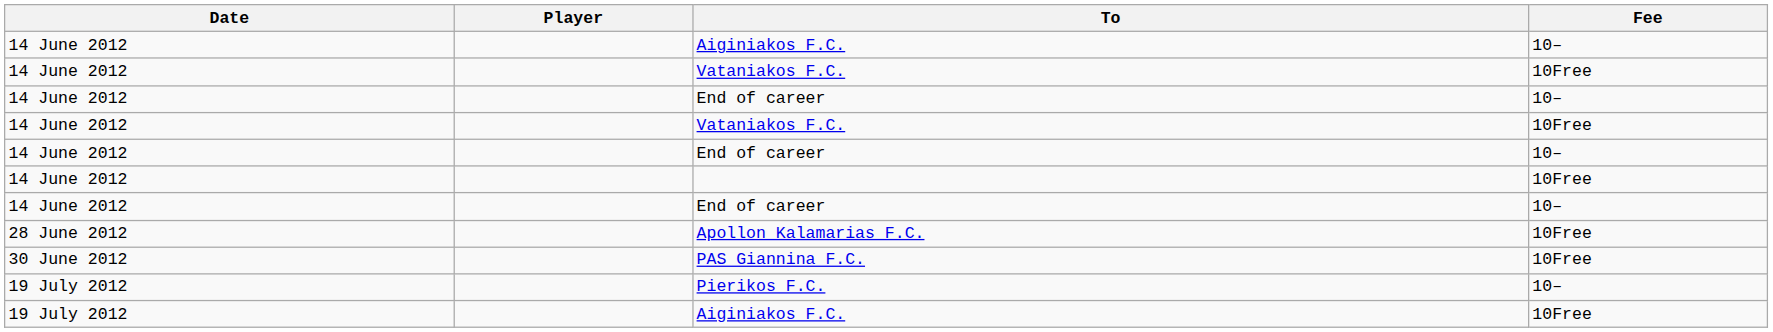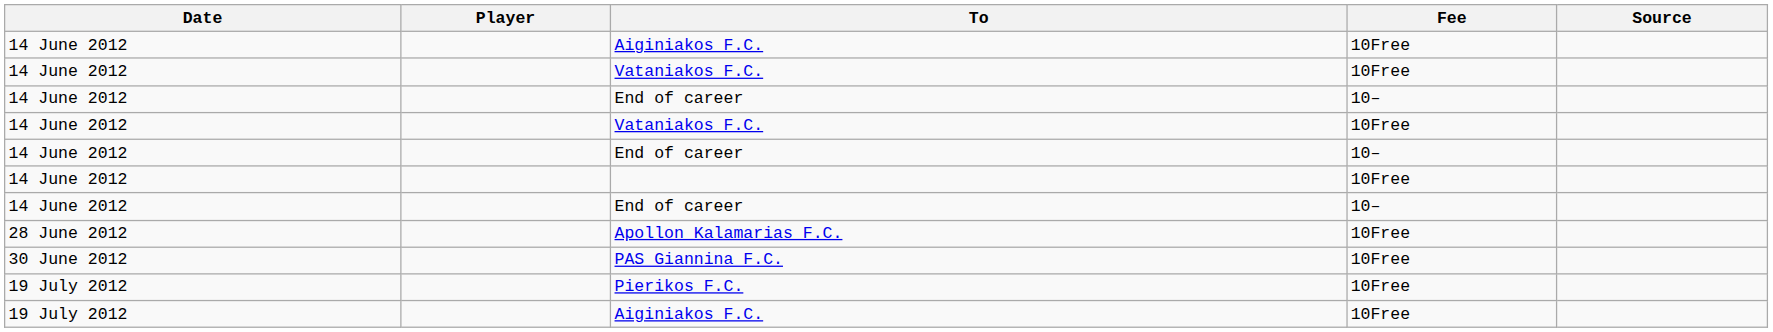+ column: (1662, 18)
(1547, 45) 10– -> (1380, 45) 10Free
(1547, 287) 10– -> (1380, 287) 10Free
